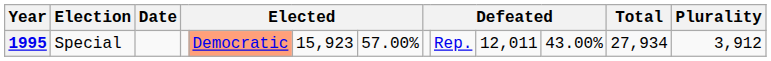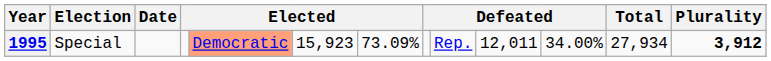(390, 44) 57.00% -> (390, 44) 73.09%
(574, 44) 43.00% -> (574, 44) 34.00%
(738, 44) normal -> (738, 44) bold
